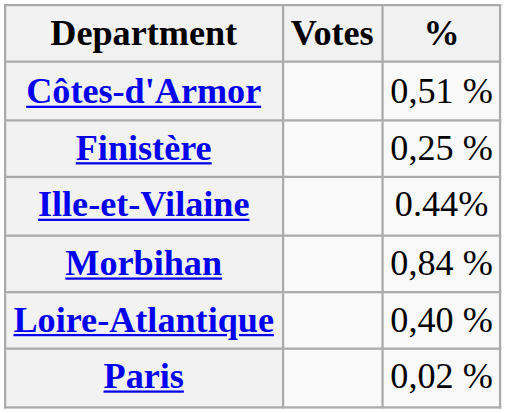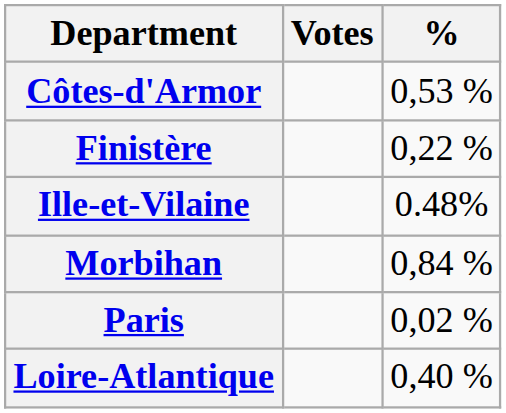(442, 90) 0,51 % -> (442, 90) 0,53 %
(442, 147) 0,25 % -> (442, 147) 0,22 %
(442, 205) 0.44% -> (442, 205) 0.48%
rows swapped: (144, 319) <-> (144, 377)
